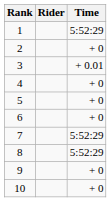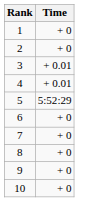- column: (51, 13)
(87, 30) 5:52:29 -> (64, 30) + 0
(96, 83) + 0 -> (57, 83) + 0.01
(96, 100) + 0 -> (55, 100) 5:52:29
(87, 135) 5:52:29 -> (64, 135) + 0
(87, 153) 5:52:29 -> (64, 153) + 0
